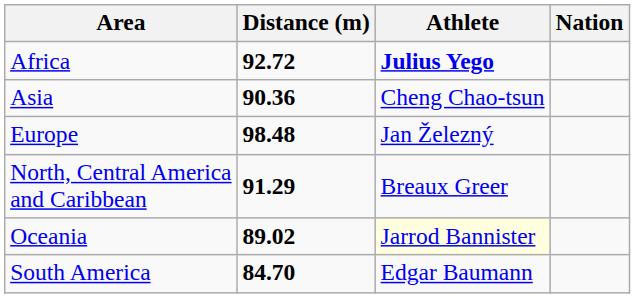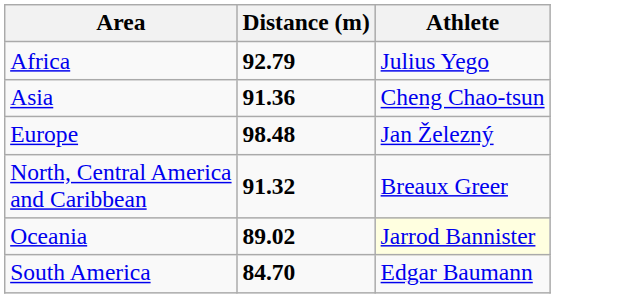- column: (589, 23)
(269, 60) 92.72 -> (269, 60) 92.79
(437, 60) bold -> (435, 60) normal
(269, 97) 90.36 -> (269, 97) 91.36
(269, 185) 91.29 -> (269, 185) 91.32
